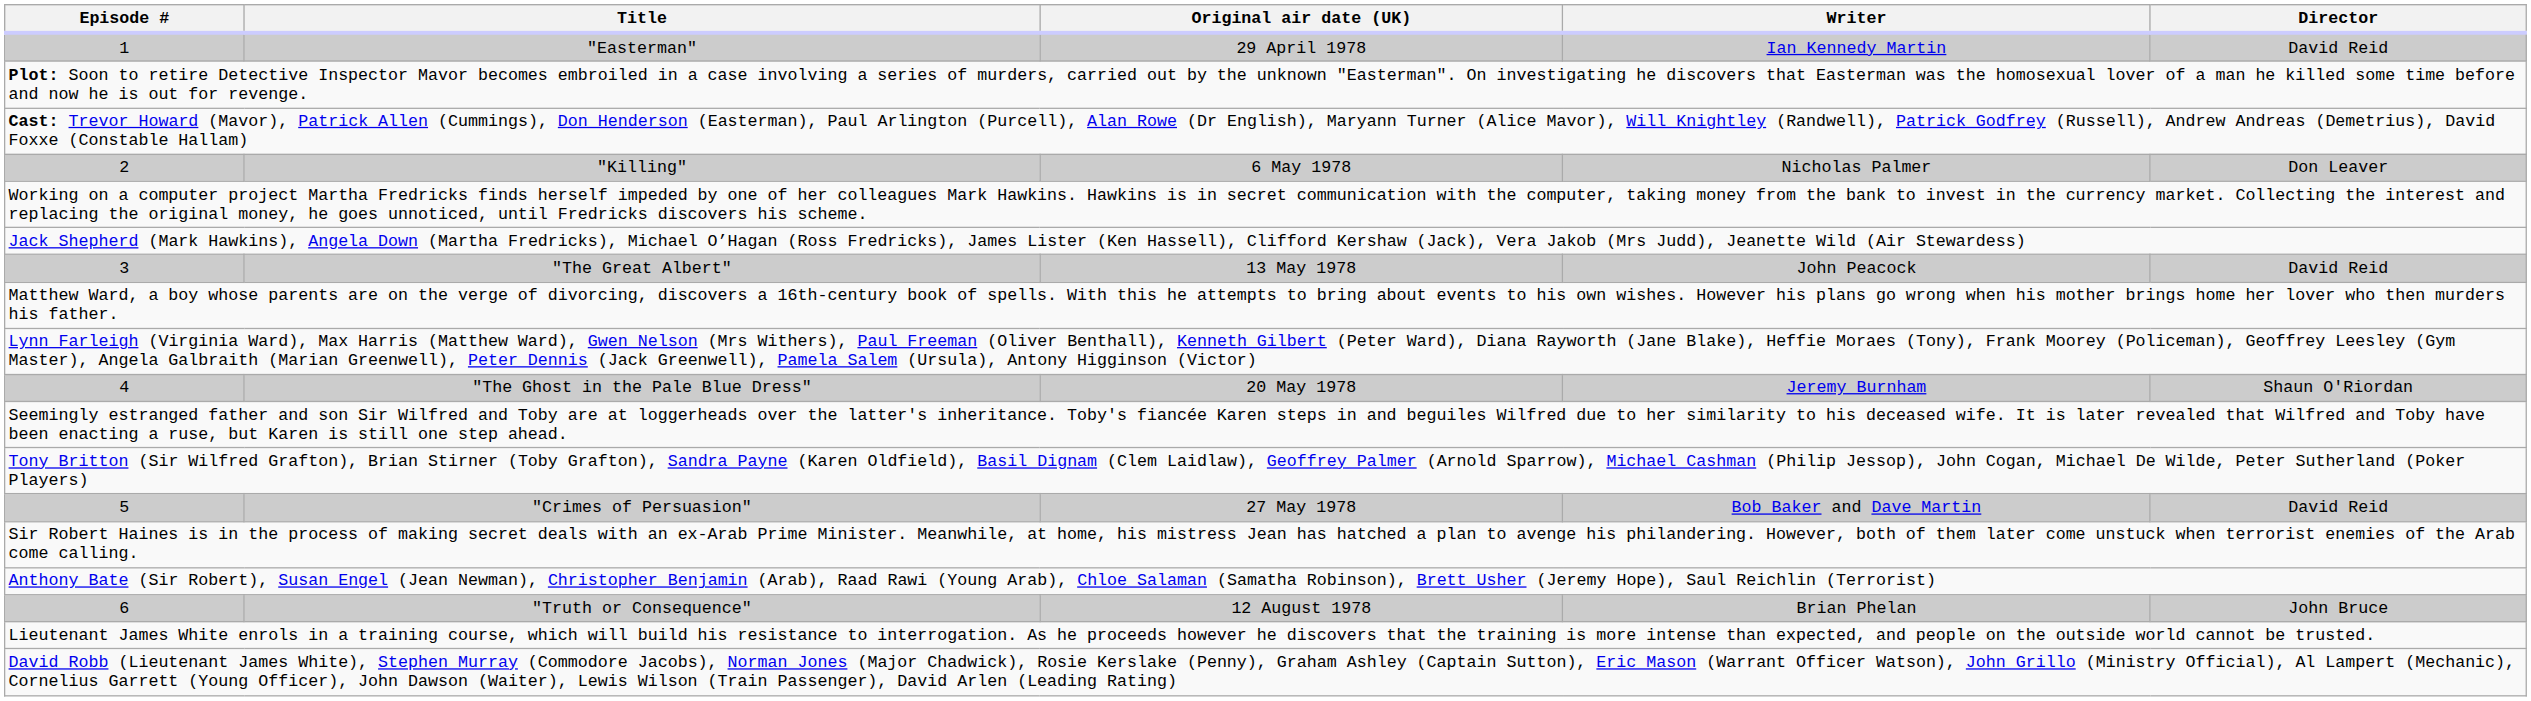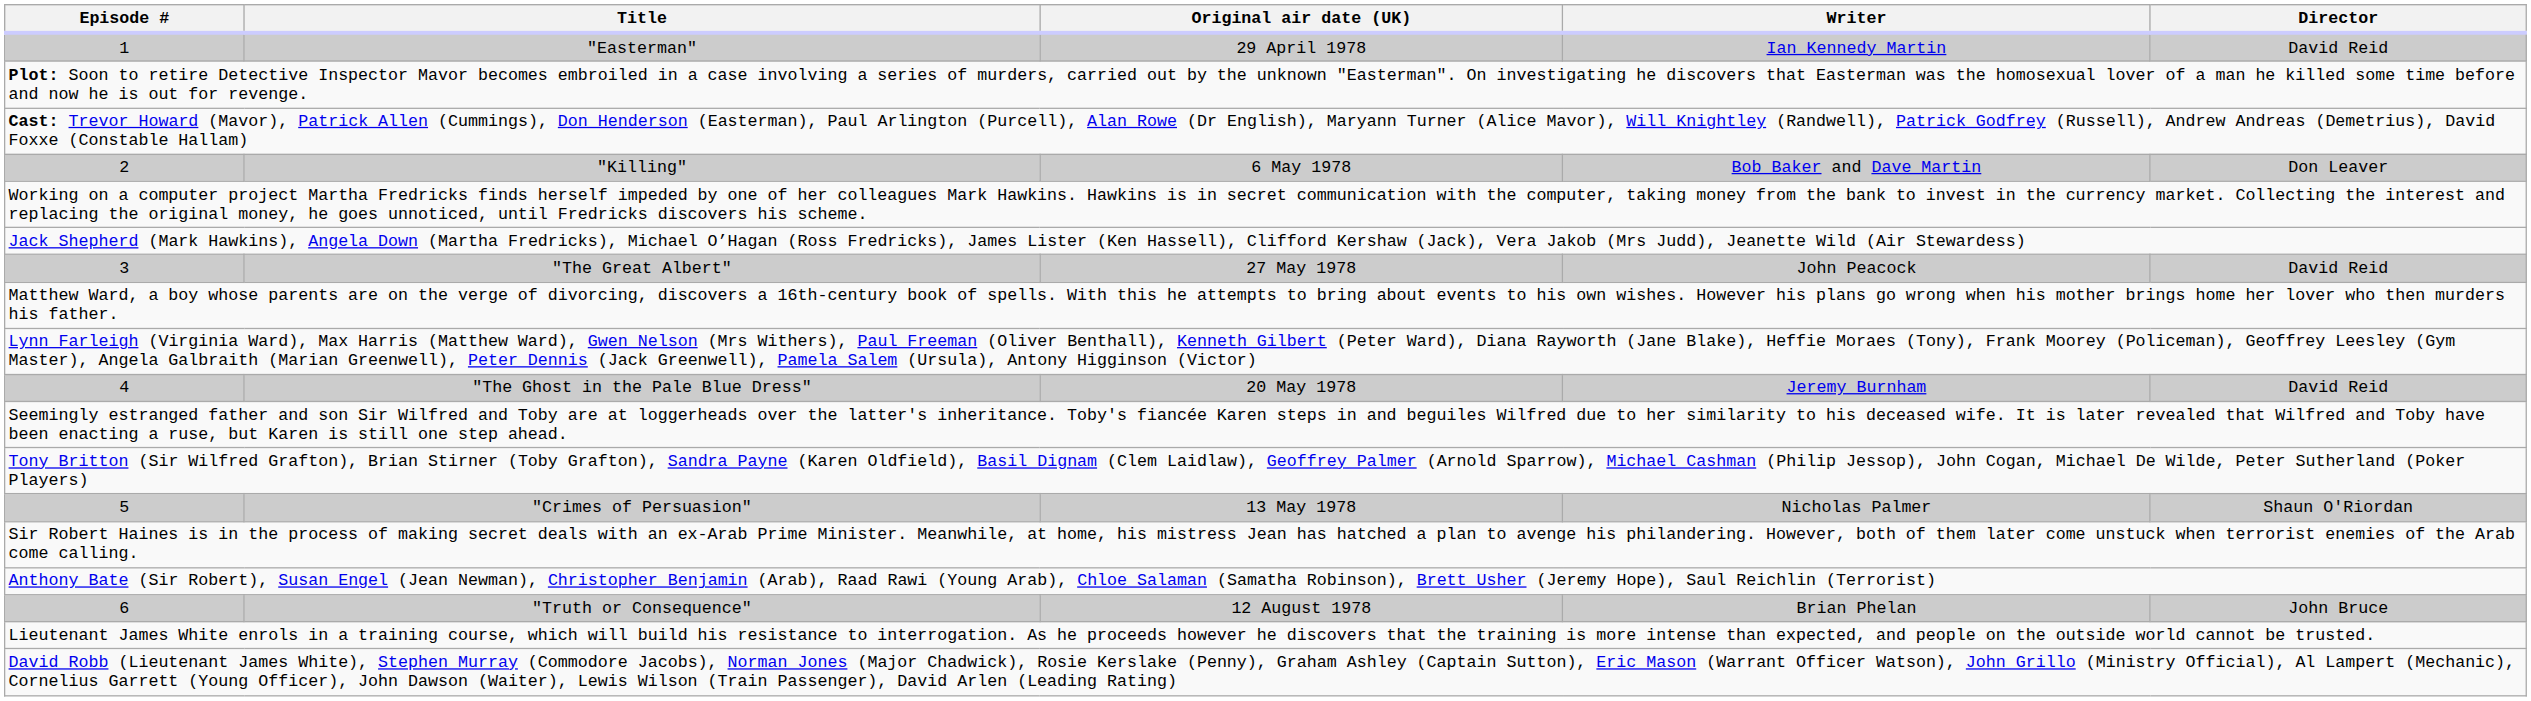(1856, 168) Nicholas Palmer -> (1856, 168) Bob Baker and Dave Martin
(1301, 268) 13 May 1978 -> (1301, 268) 27 May 1978
(2338, 388) Shaun O'Riordan -> (2338, 388) David Reid
(1301, 508) 27 May 1978 -> (1301, 508) 13 May 1978
(1856, 508) Bob Baker and Dave Martin -> (1856, 508) Nicholas Palmer
(2338, 508) David Reid -> (2338, 508) Shaun O'Riordan
